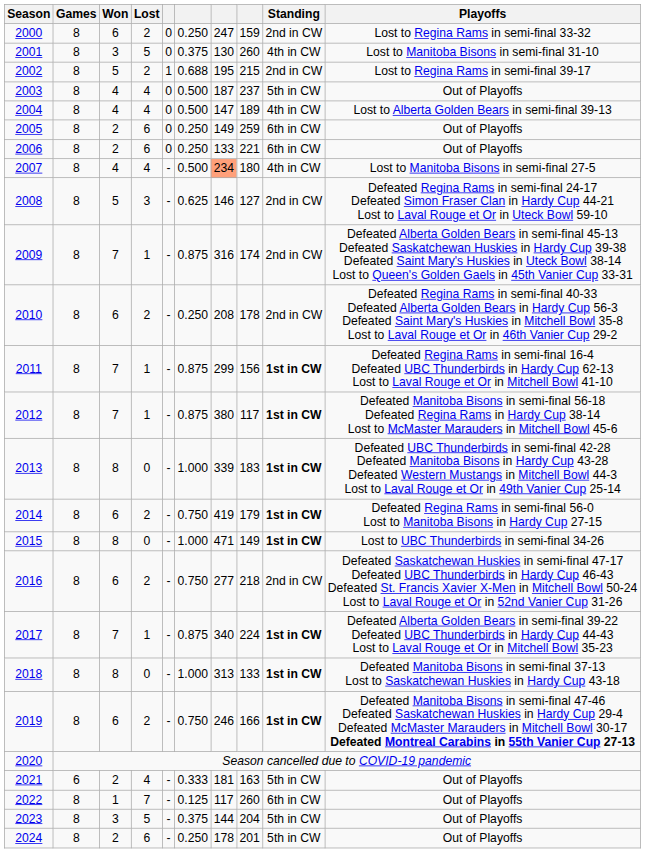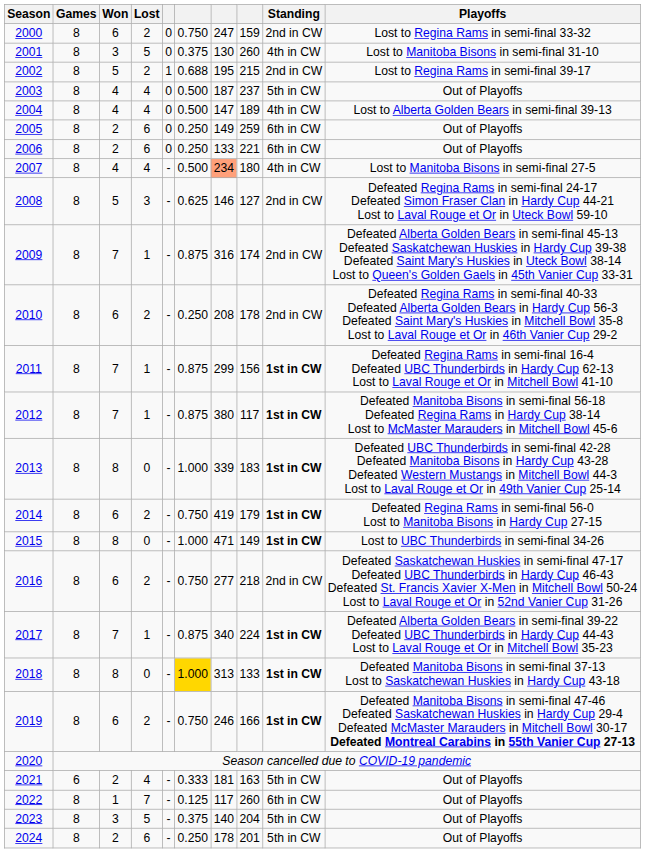(193, 33) 0.250 -> (193, 33) 0.750
(193, 674) no background -> (193, 674) gold background
(224, 818) 144 -> (224, 818) 140
